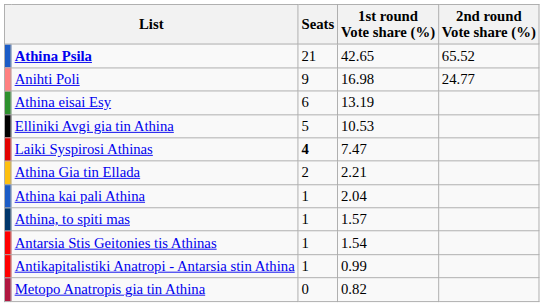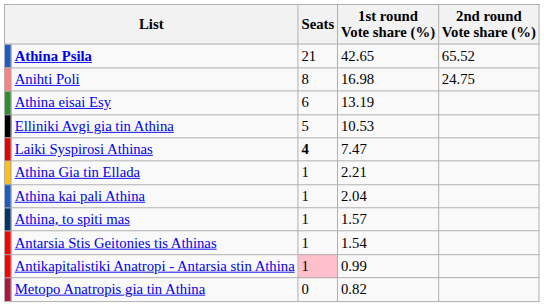(305, 79) 9 -> (305, 79) 8
(458, 79) 24.77 -> (458, 79) 24.75
(305, 172) 2 -> (305, 172) 1
(305, 266) no background -> (305, 266) pink background
